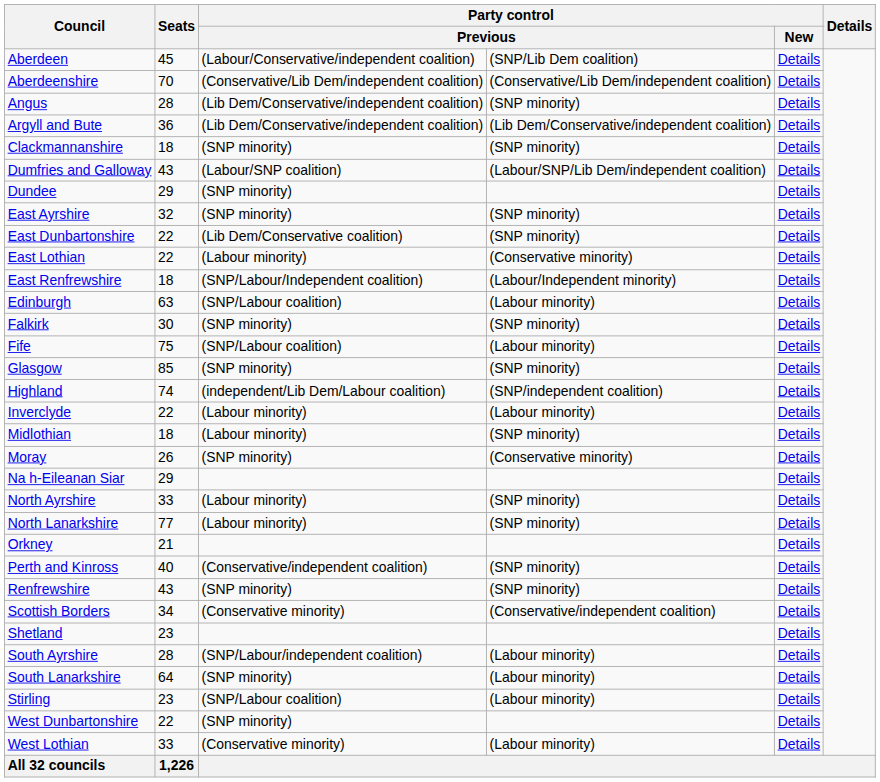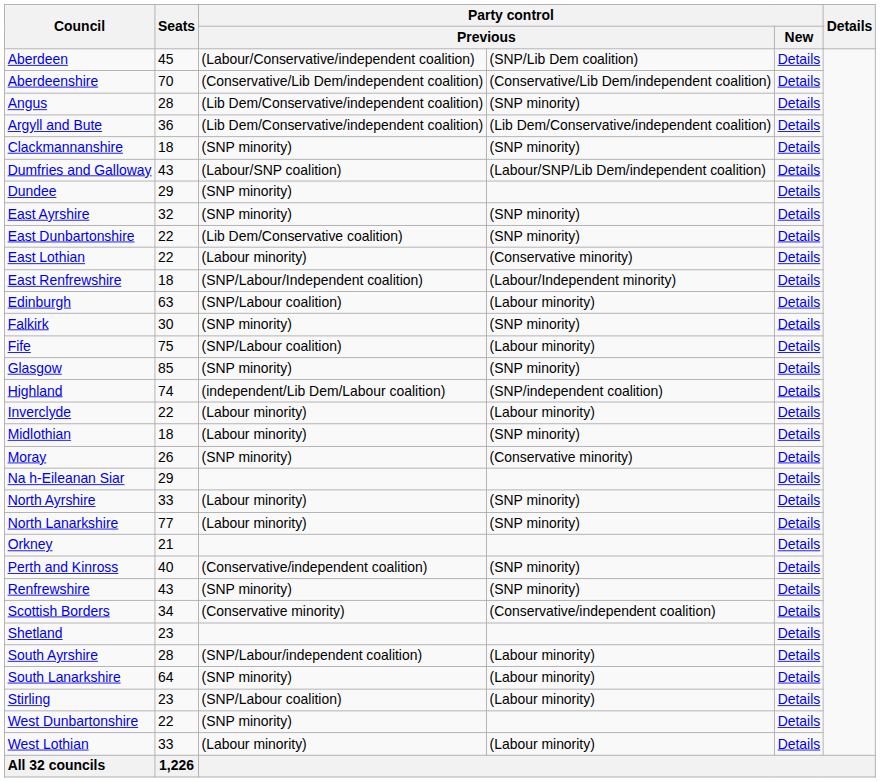(273, 744) (Conservative minority) -> (254, 744) (Labour minority)
